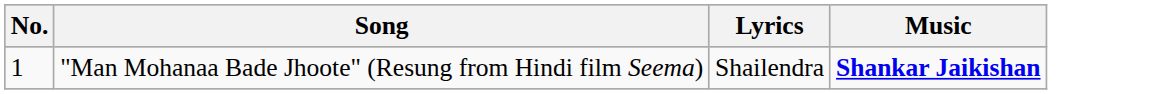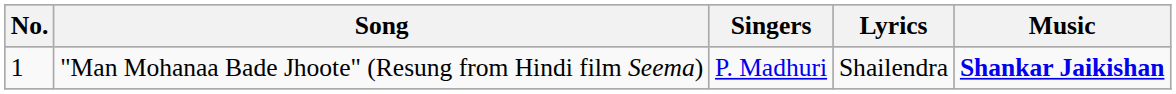+ column: (771, 25)
